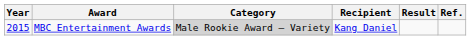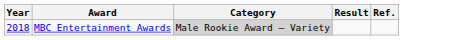- column: (366, 12)
(18, 28) 2015 -> (18, 28) 2018
